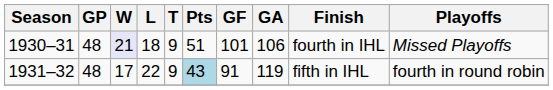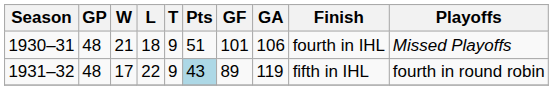(124, 44) lavender background -> (124, 44) no background
(230, 71) 91 -> (230, 71) 89
